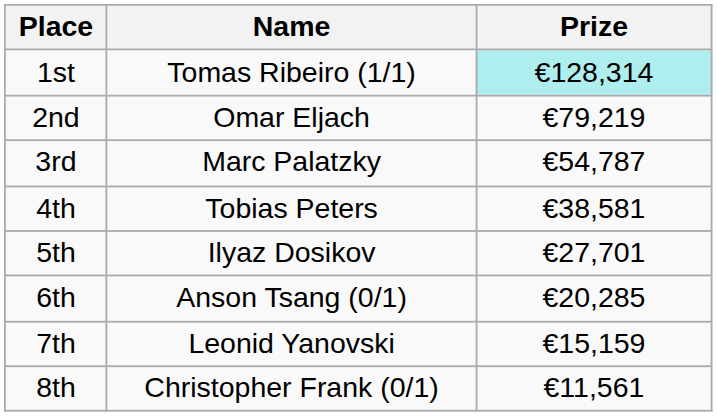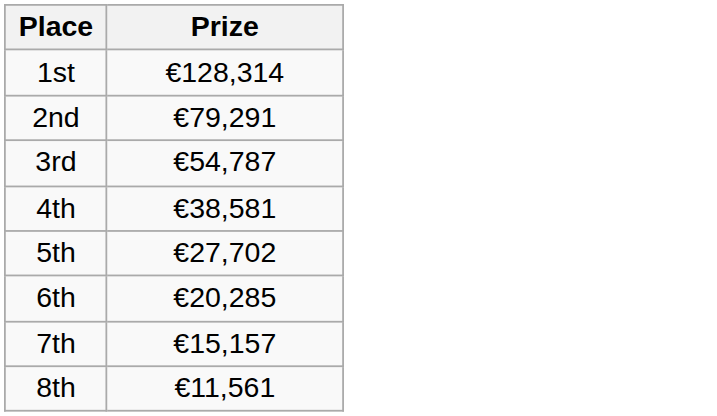- column: (292, 27)
(594, 72) paleturquoise background -> (225, 72) no background
(594, 117) €79,219 -> (225, 117) €79,291
(594, 252) €27,701 -> (225, 252) €27,702
(594, 343) €15,159 -> (225, 343) €15,157
